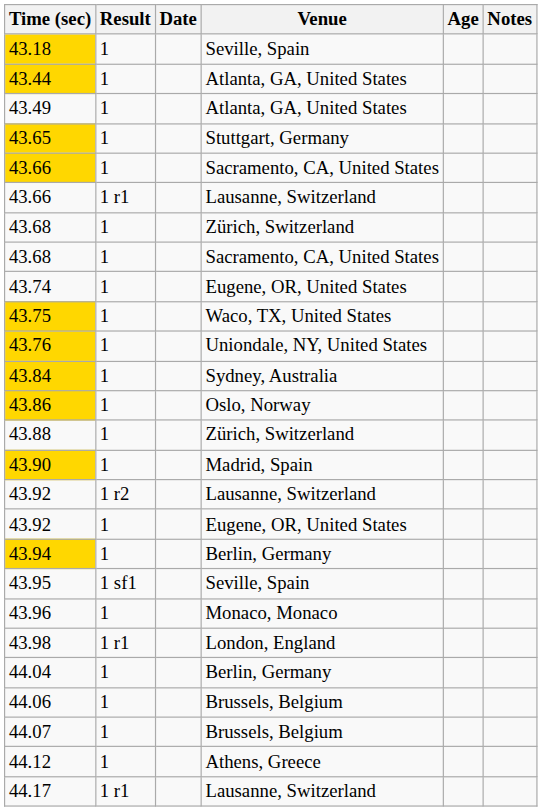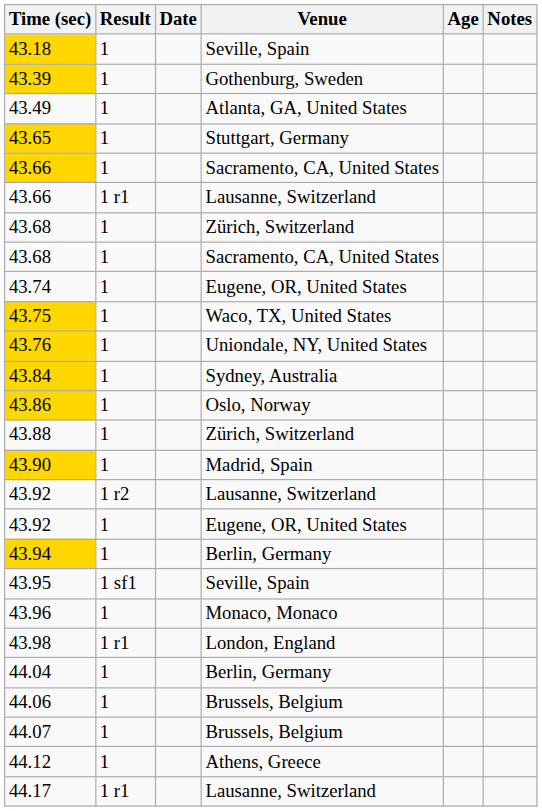+ row: (30, 78)
- row: (30, 78)
